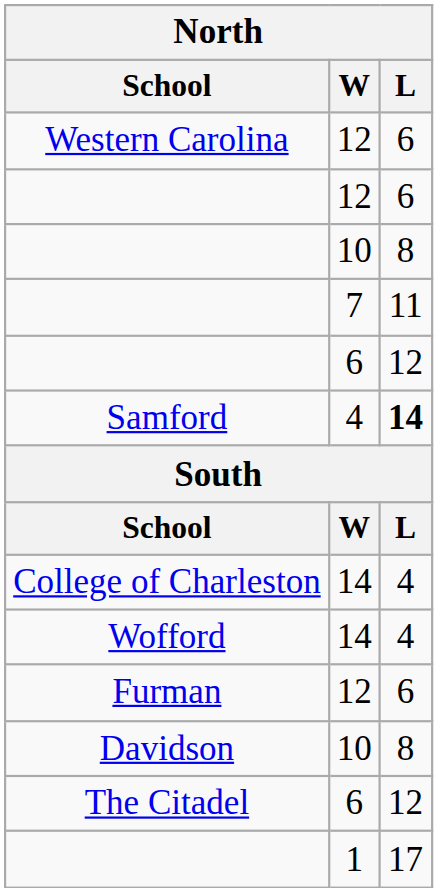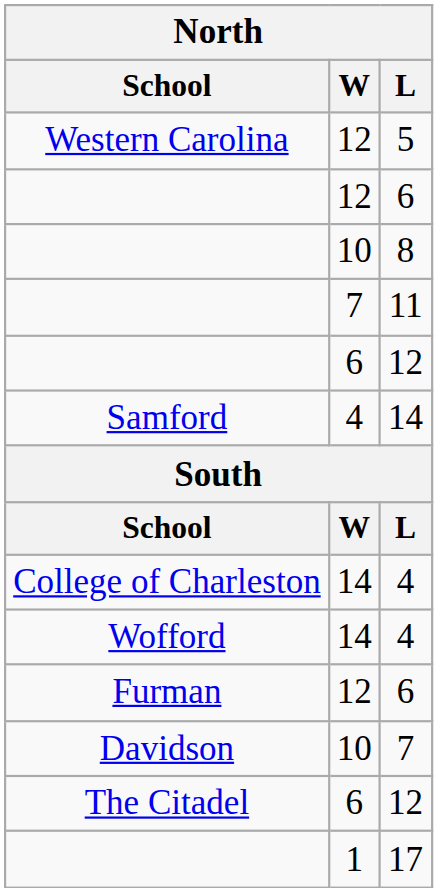(406, 139) 6 -> (406, 139) 5
(406, 417) bold -> (406, 417) normal
(406, 747) 8 -> (406, 747) 7
